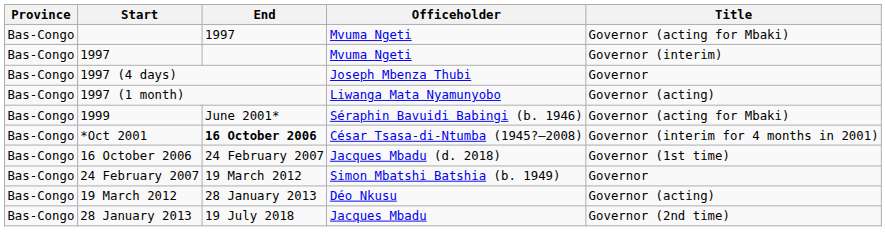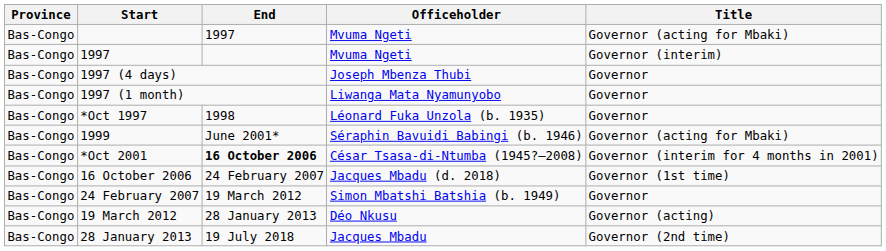(652, 95) Governor (acting) -> (618, 95) Governor
+ row: (114, 115)
